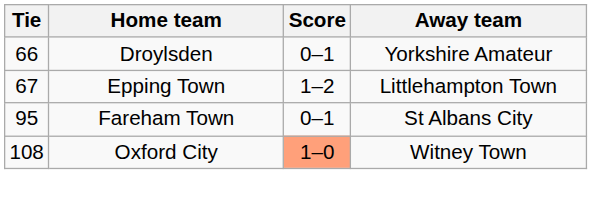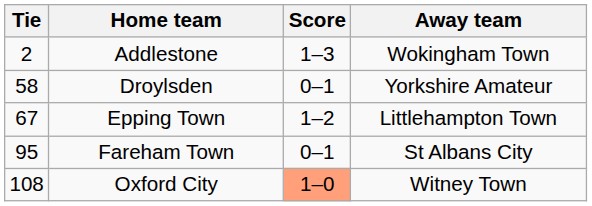+ row: (166, 53)
(27, 53) 66 -> (27, 86) 58
